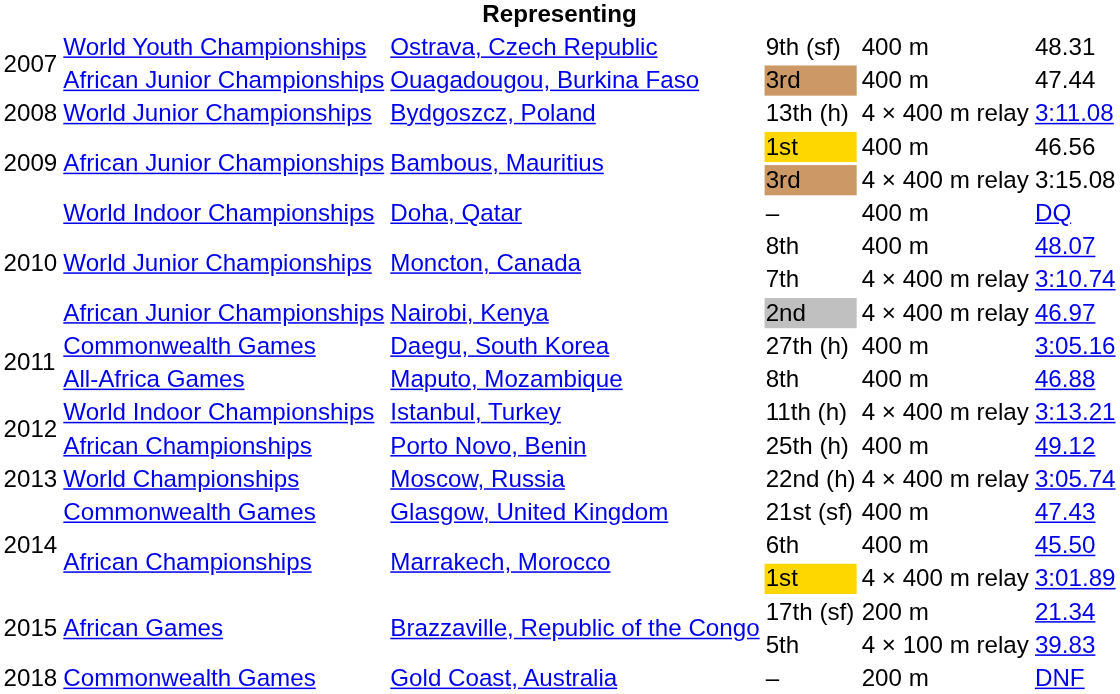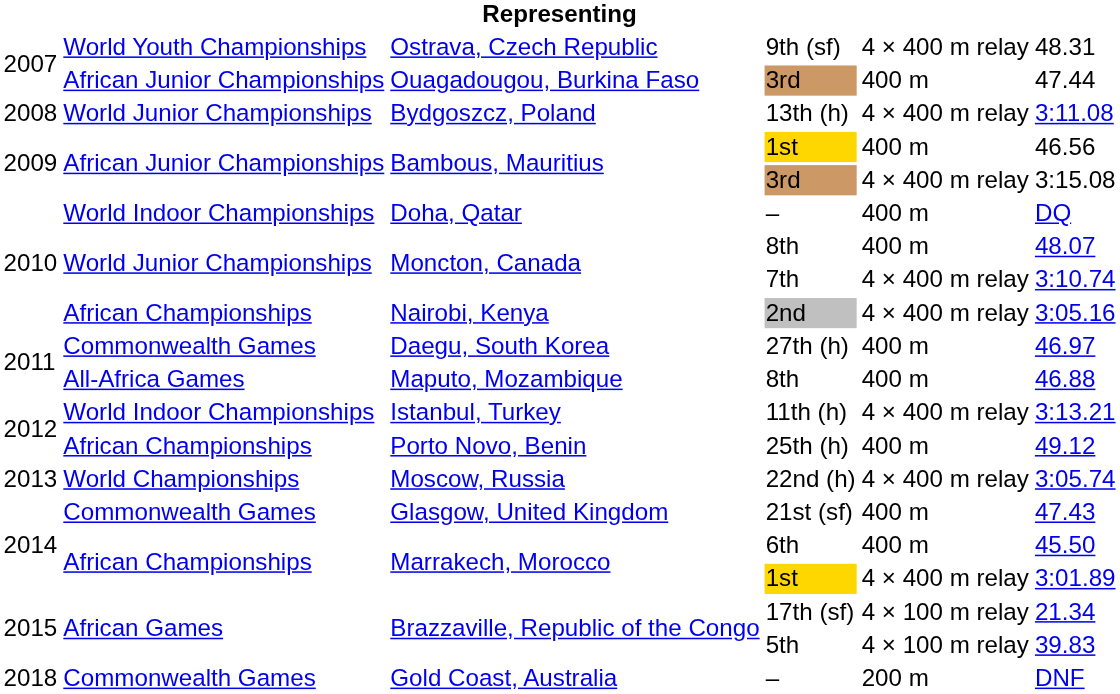(895, 47) 400 m -> (945, 47) 4 × 400 m relay
(224, 312) African Junior Championships -> (188, 312) African Championships
(1065, 312) 46.97 -> (1075, 312) 3:05.16
(1075, 346) 3:05.16 -> (1065, 346) 46.97
(895, 611) 200 m -> (945, 611) 4 × 100 m relay
